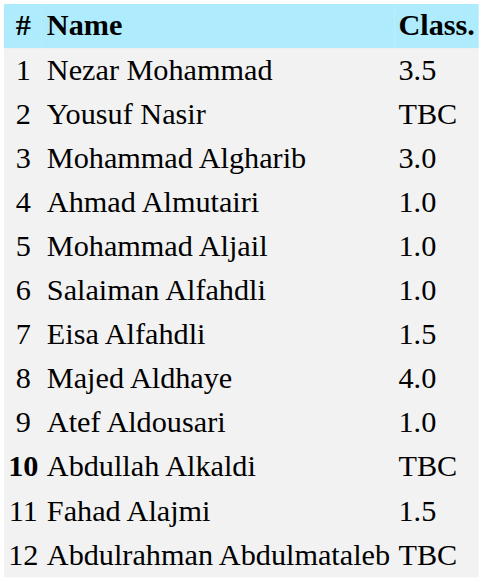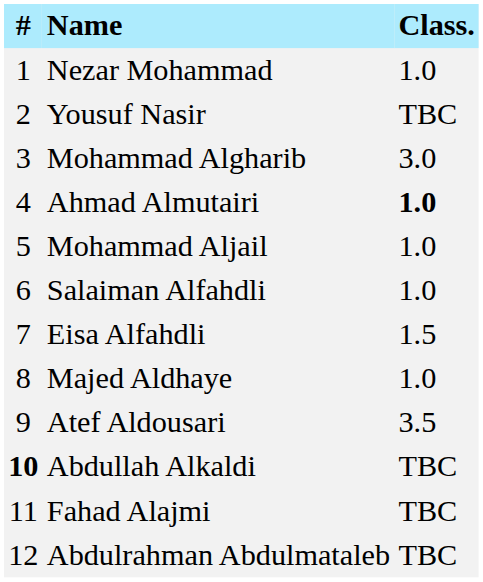(417, 69) 3.5 -> (417, 69) 1.0
(417, 201) normal -> (417, 201) bold
(417, 378) 4.0 -> (417, 378) 1.0
(417, 422) 1.0 -> (417, 422) 3.5
(417, 510) 1.5 -> (428, 510) TBC
